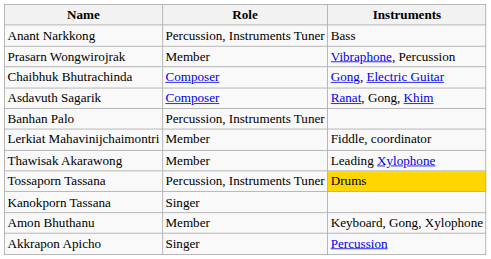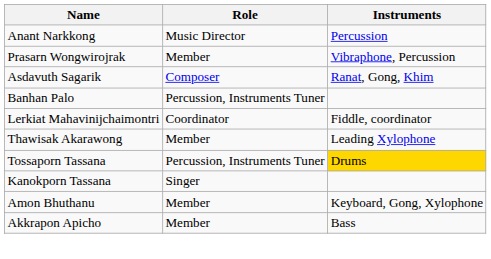(245, 35) Percussion, Instruments Tuner -> (205, 35) Music Director
(343, 35) Bass -> (359, 35) Percussion
- row: (70, 77)
(188, 139) Member -> (197, 118) Coordinator
(183, 243) Singer -> (188, 222) Member
(359, 243) Percussion -> (343, 222) Bass
